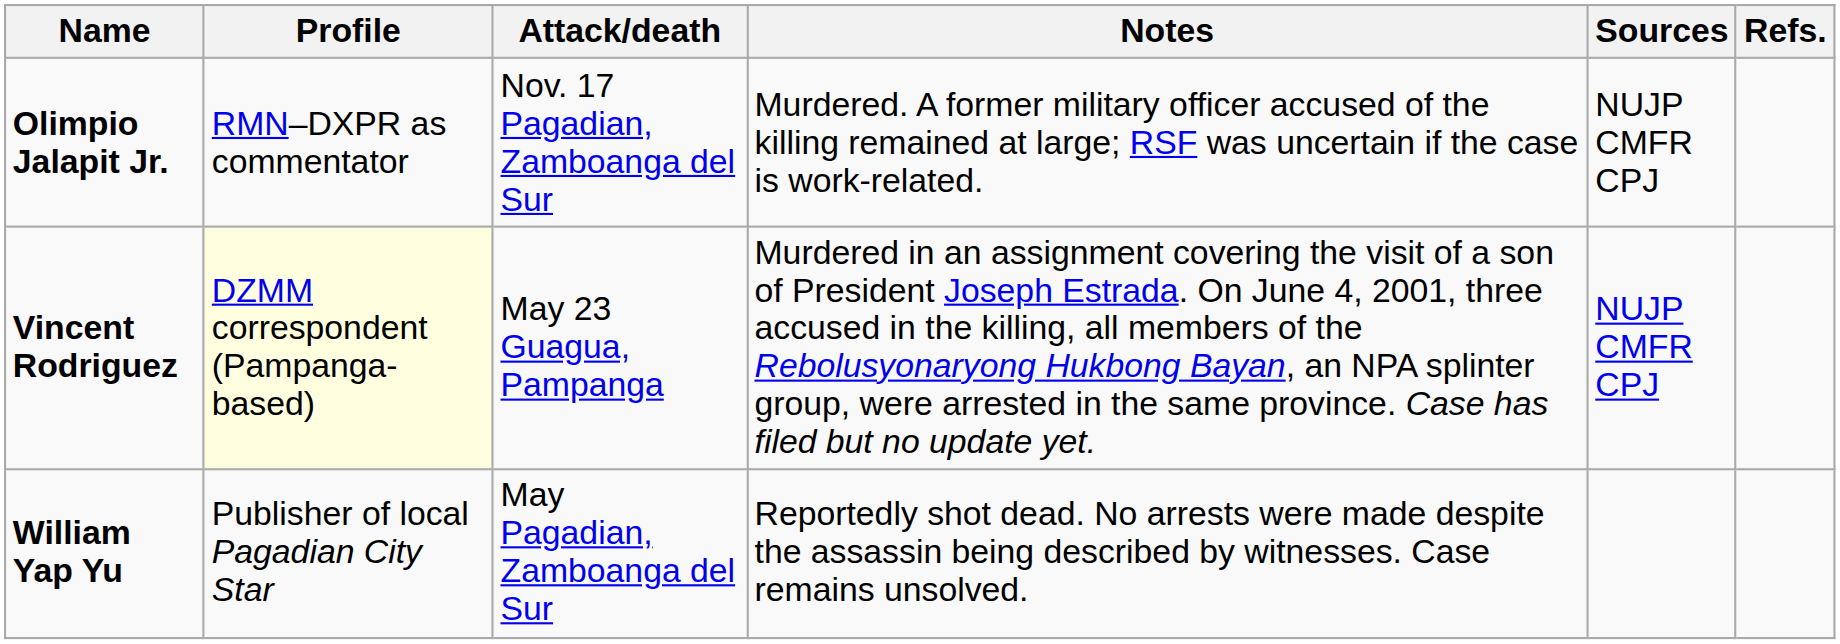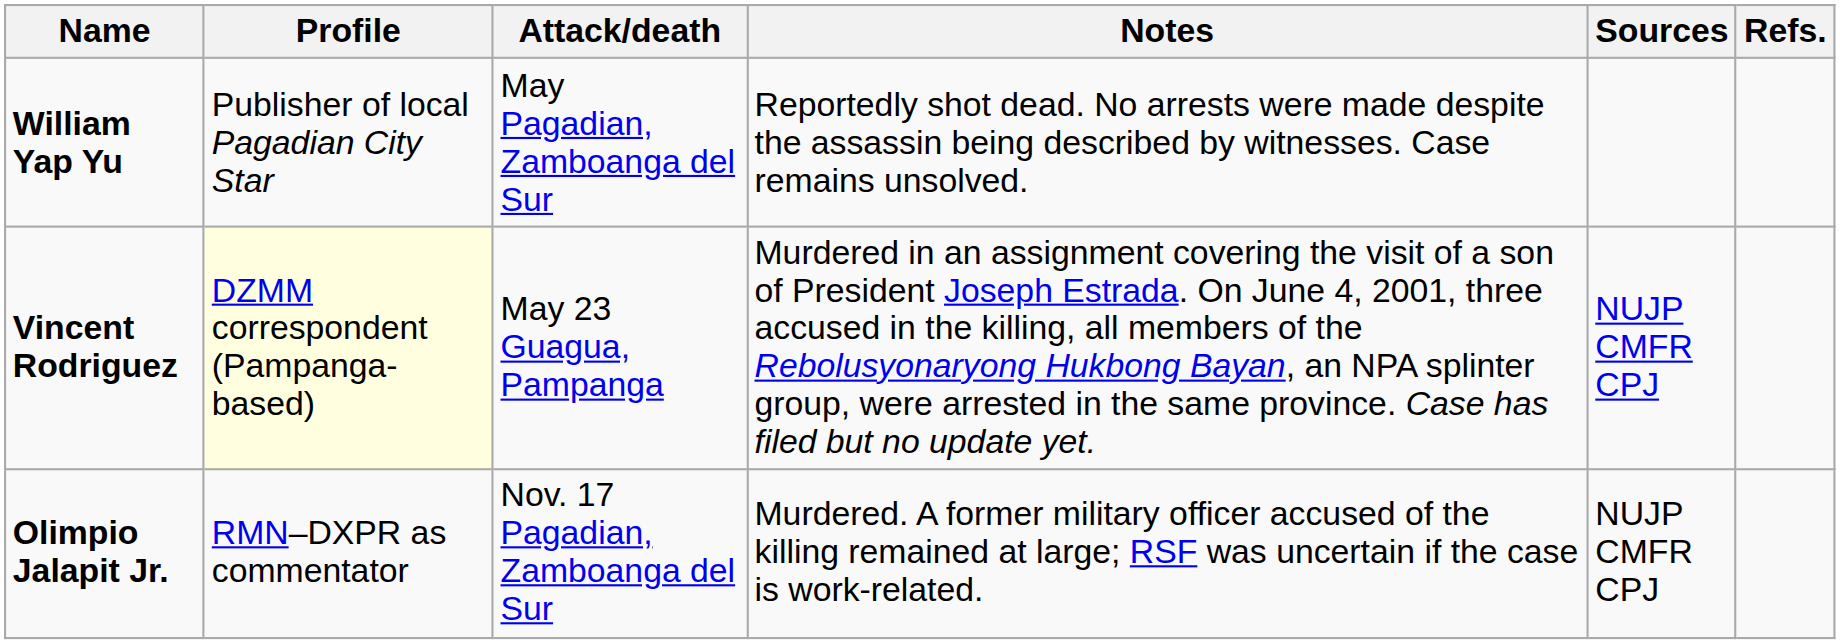rows swapped: (72, 552) <-> (91, 141)
